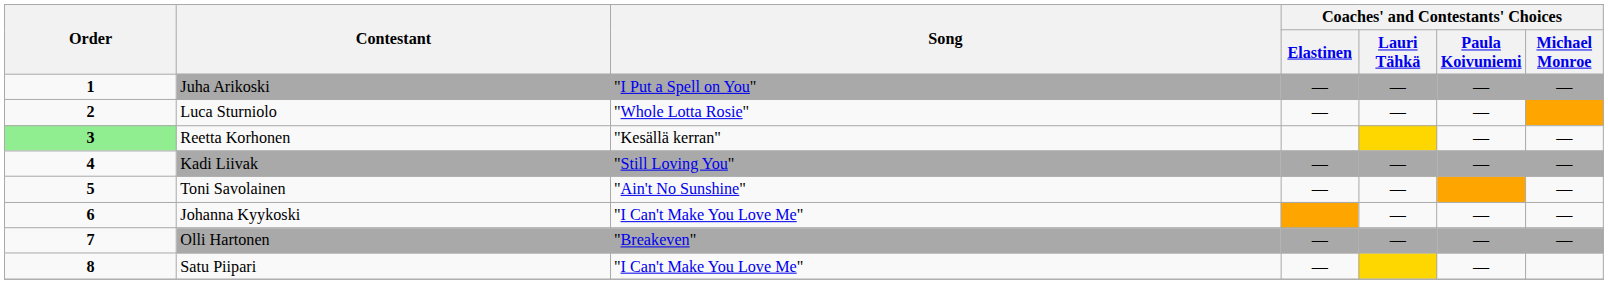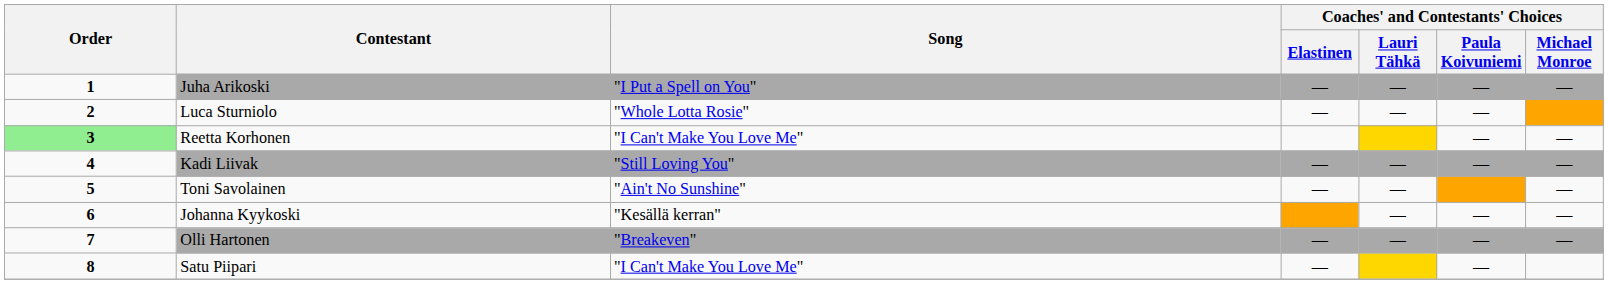(667, 138) "Kesällä kerran" -> (709, 138) "I Can't Make You Love Me"
(709, 214) "I Can't Make You Love Me" -> (667, 214) "Kesällä kerran"
